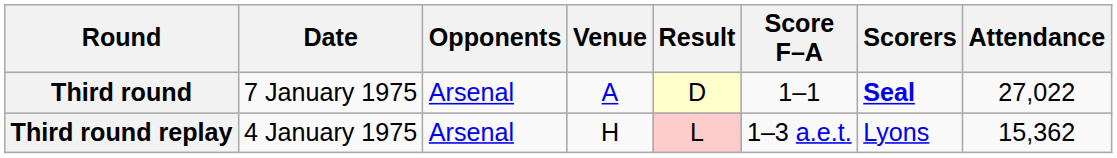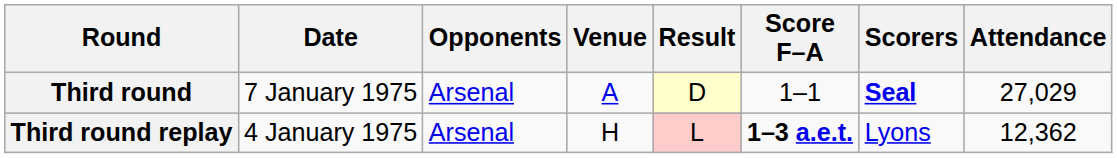(1037, 92) 27,022 -> (1038, 92) 27,029
(799, 132) normal -> (800, 132) bold
(1037, 132) 15,362 -> (1038, 132) 12,362
